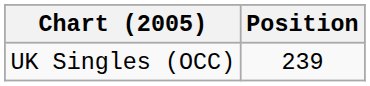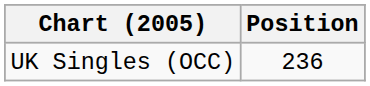(302, 62) 239 -> (302, 62) 236
